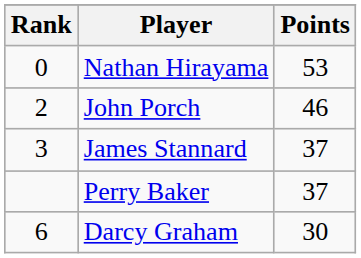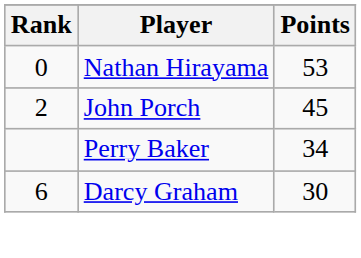(315, 107) 46 -> (315, 107) 45
- row: (165, 149)
(315, 190) 37 -> (315, 149) 34
